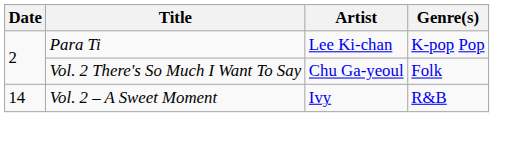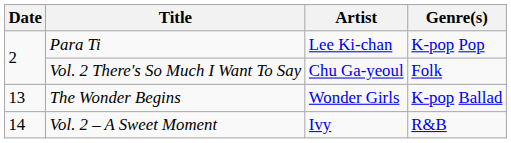+ row: (115, 97)
